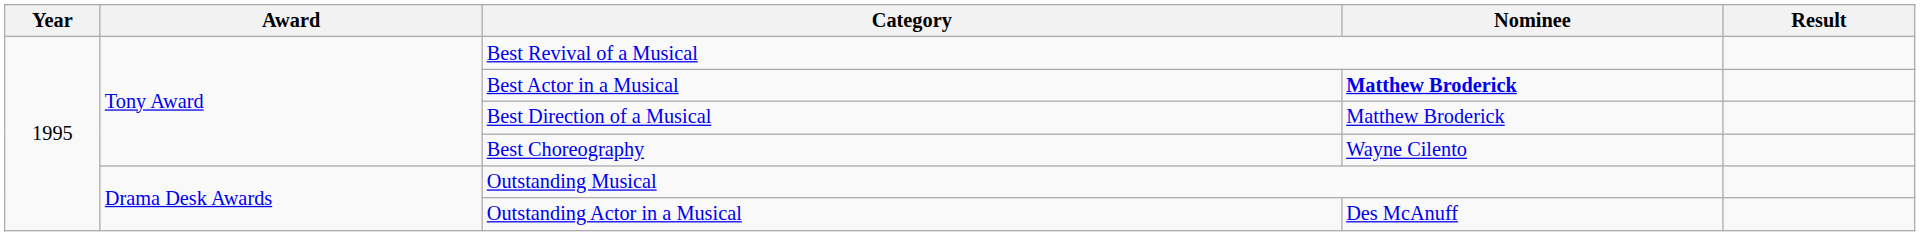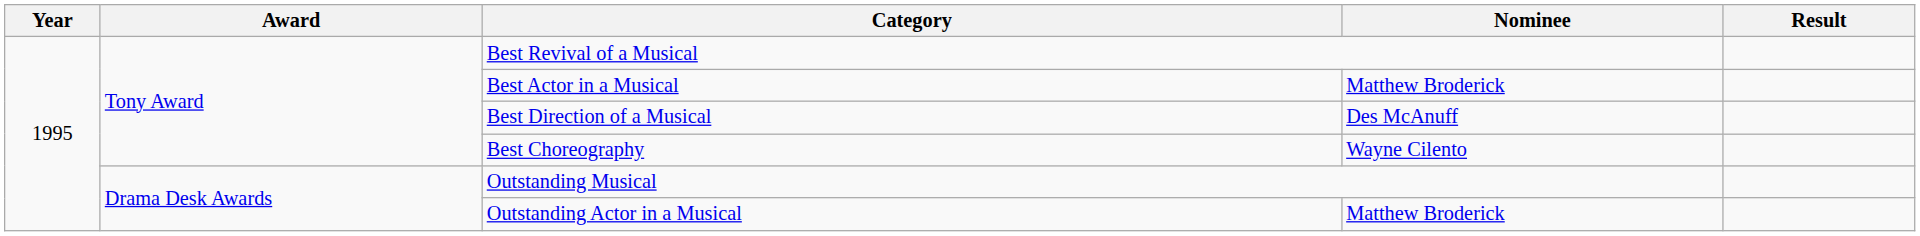(1431, 85) bold -> (1425, 85) normal
(1425, 117) Matthew Broderick -> (1402, 117) Des McAnuff
(1402, 213) Des McAnuff -> (1425, 213) Matthew Broderick
